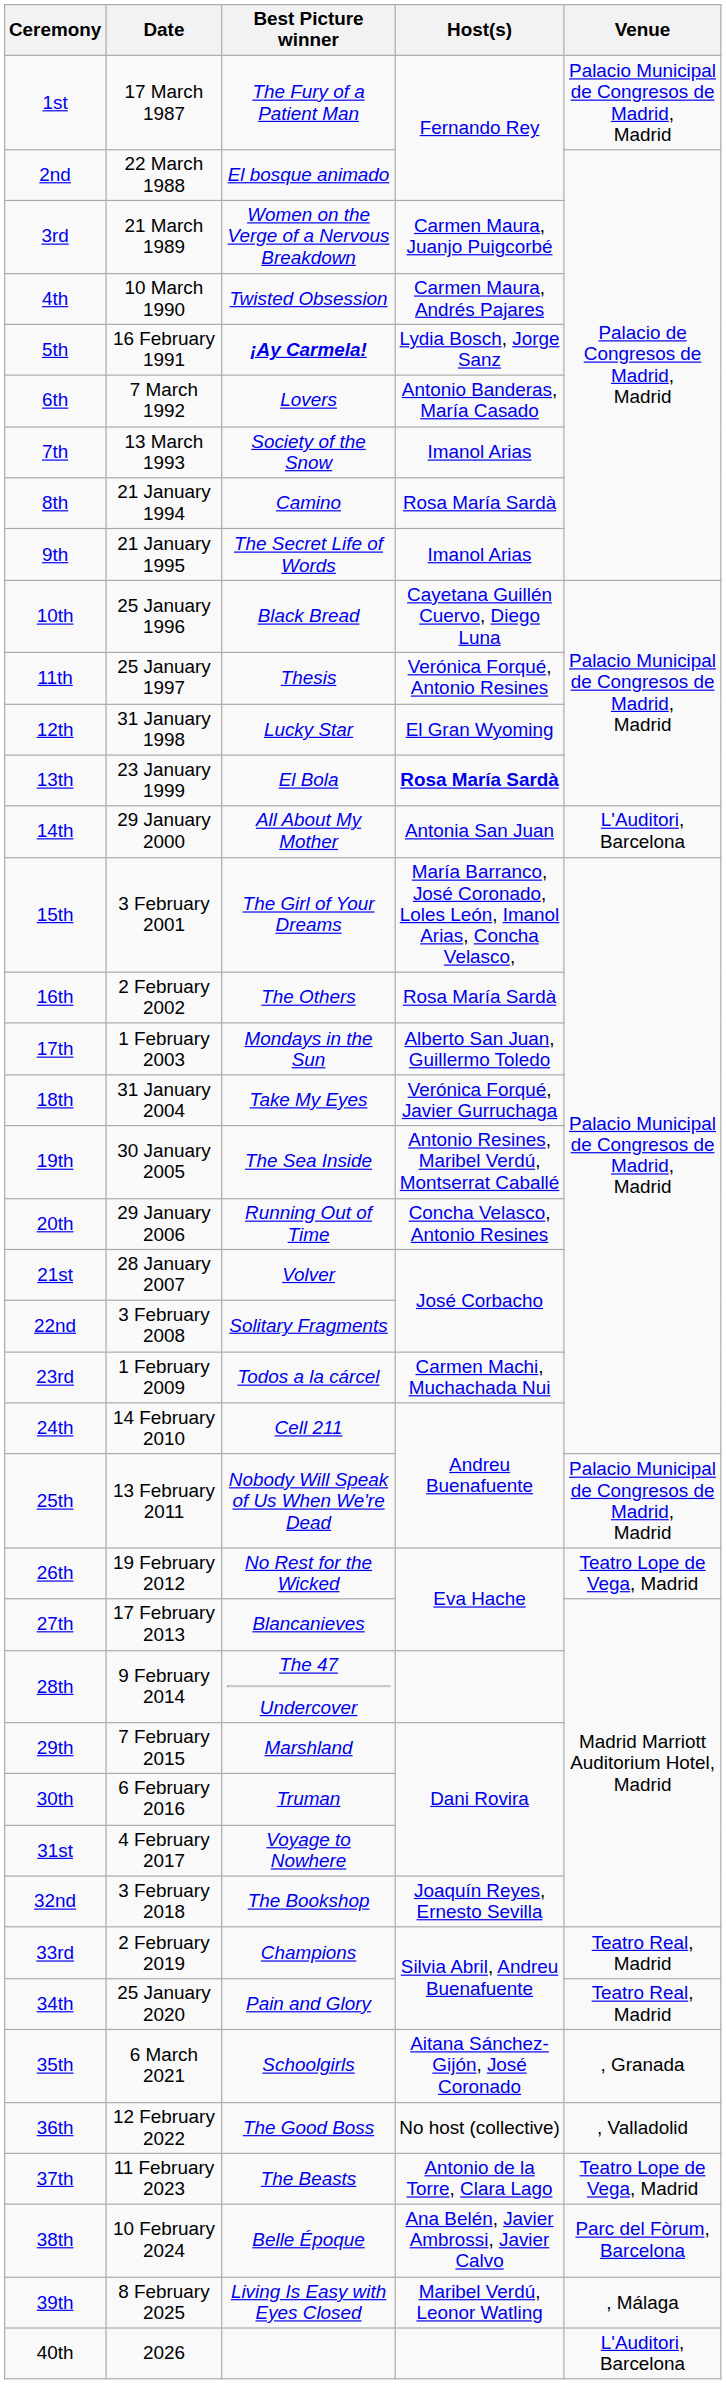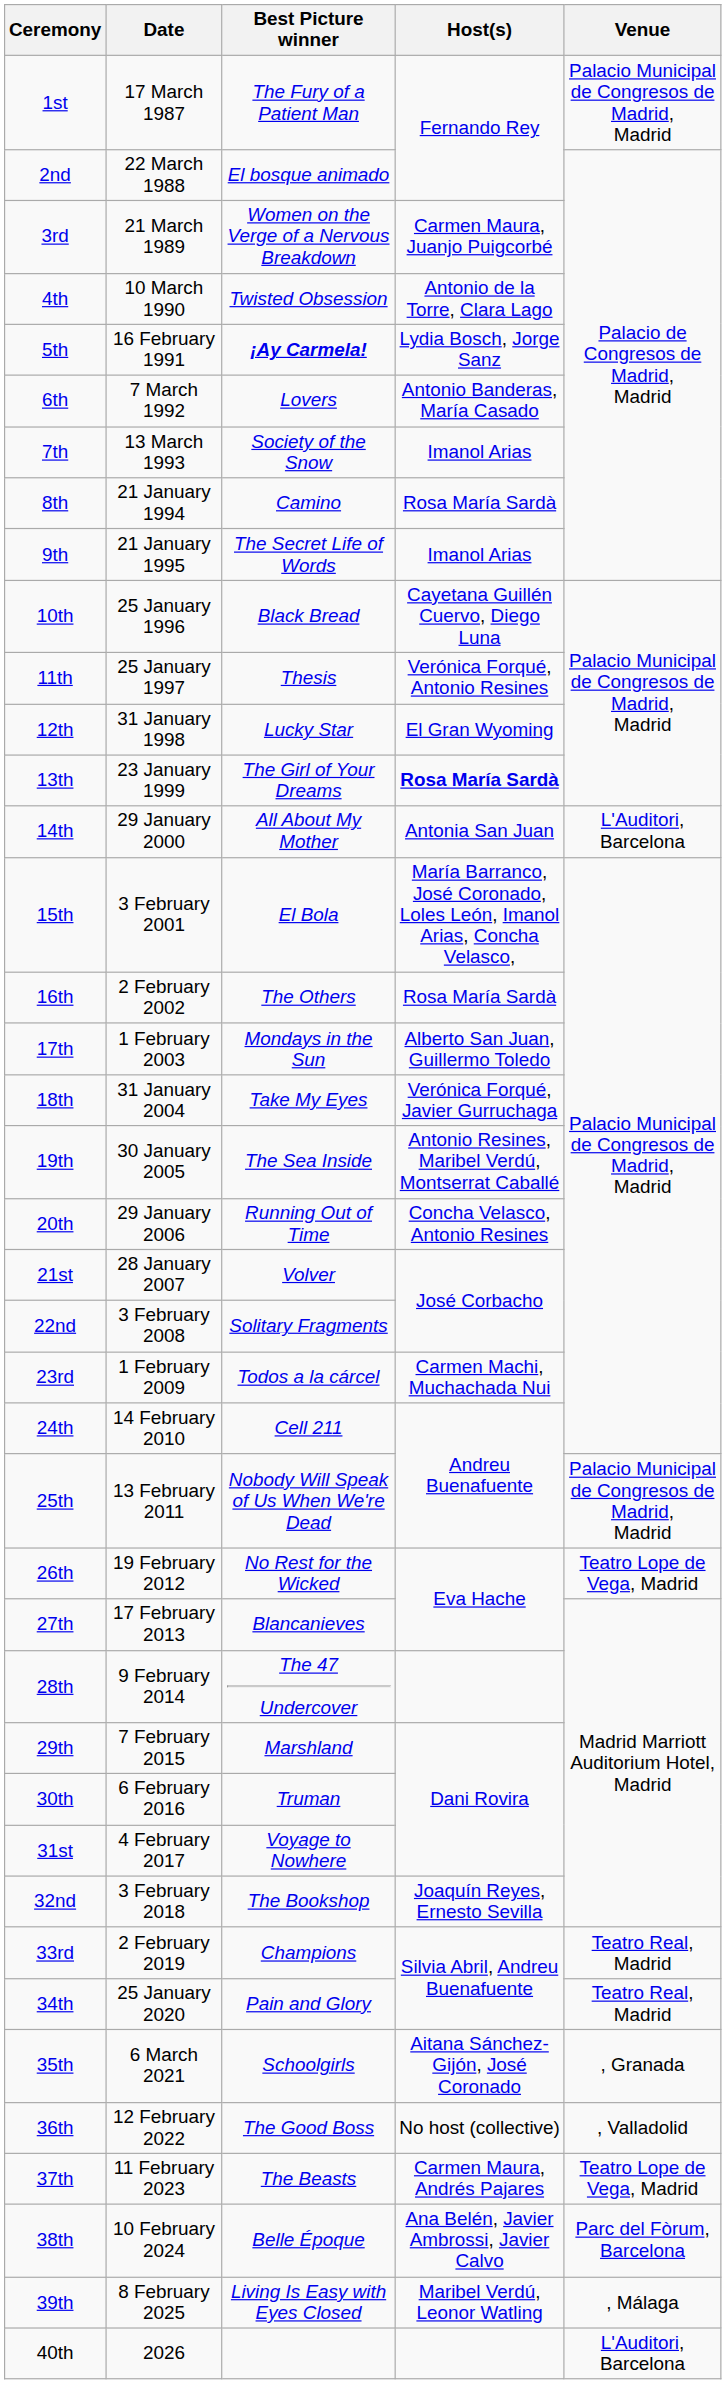(480, 298) Carmen Maura, Andrés Pajares -> (480, 298) Antonio de la Torre, Clara Lago
(309, 780) El Bola -> (309, 780) The Girl of Your Dreams
(309, 914) The Girl of Your Dreams -> (309, 914) El Bola
(480, 2178) Antonio de la Torre, Clara Lago -> (480, 2178) Carmen Maura, Andrés Pajares
